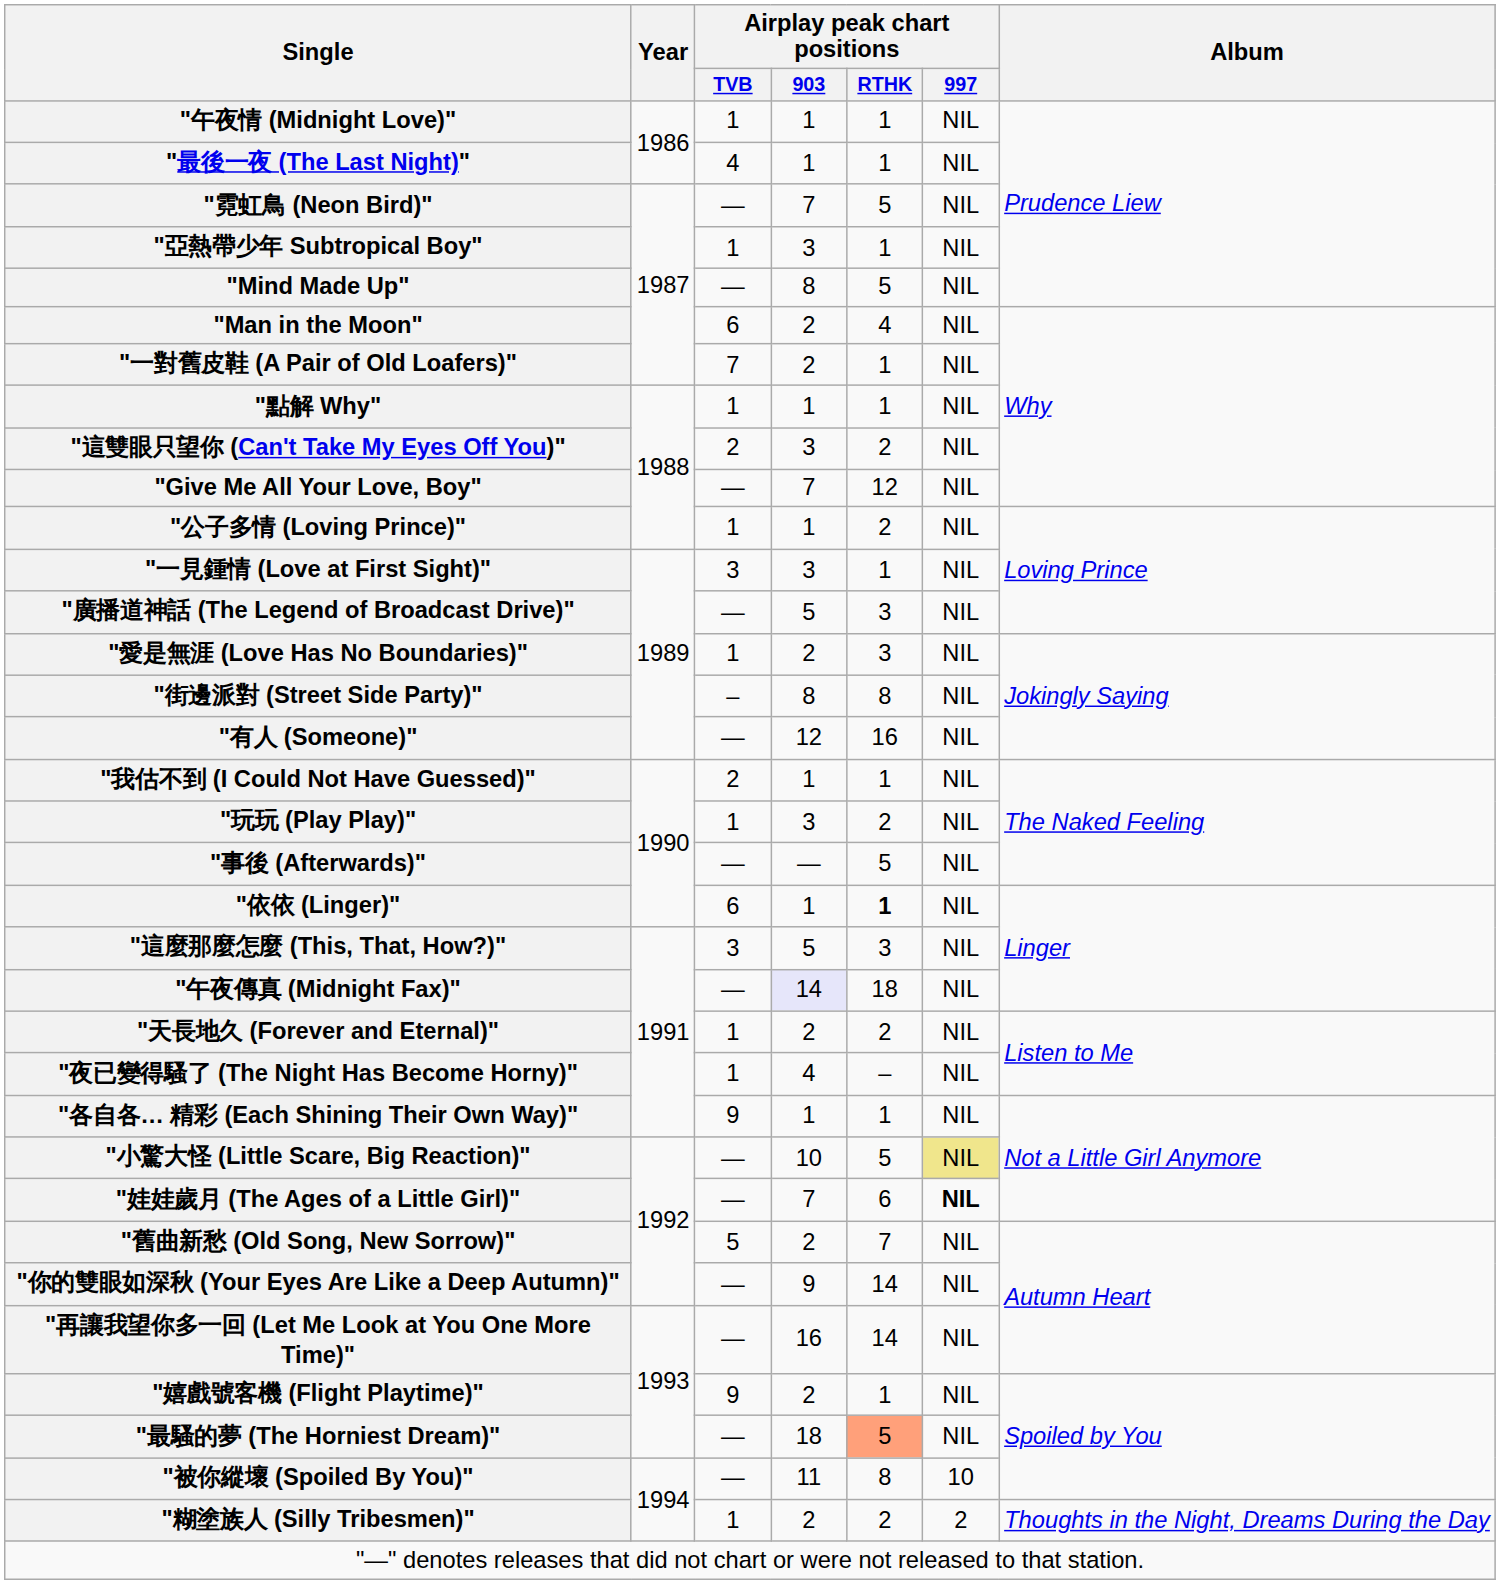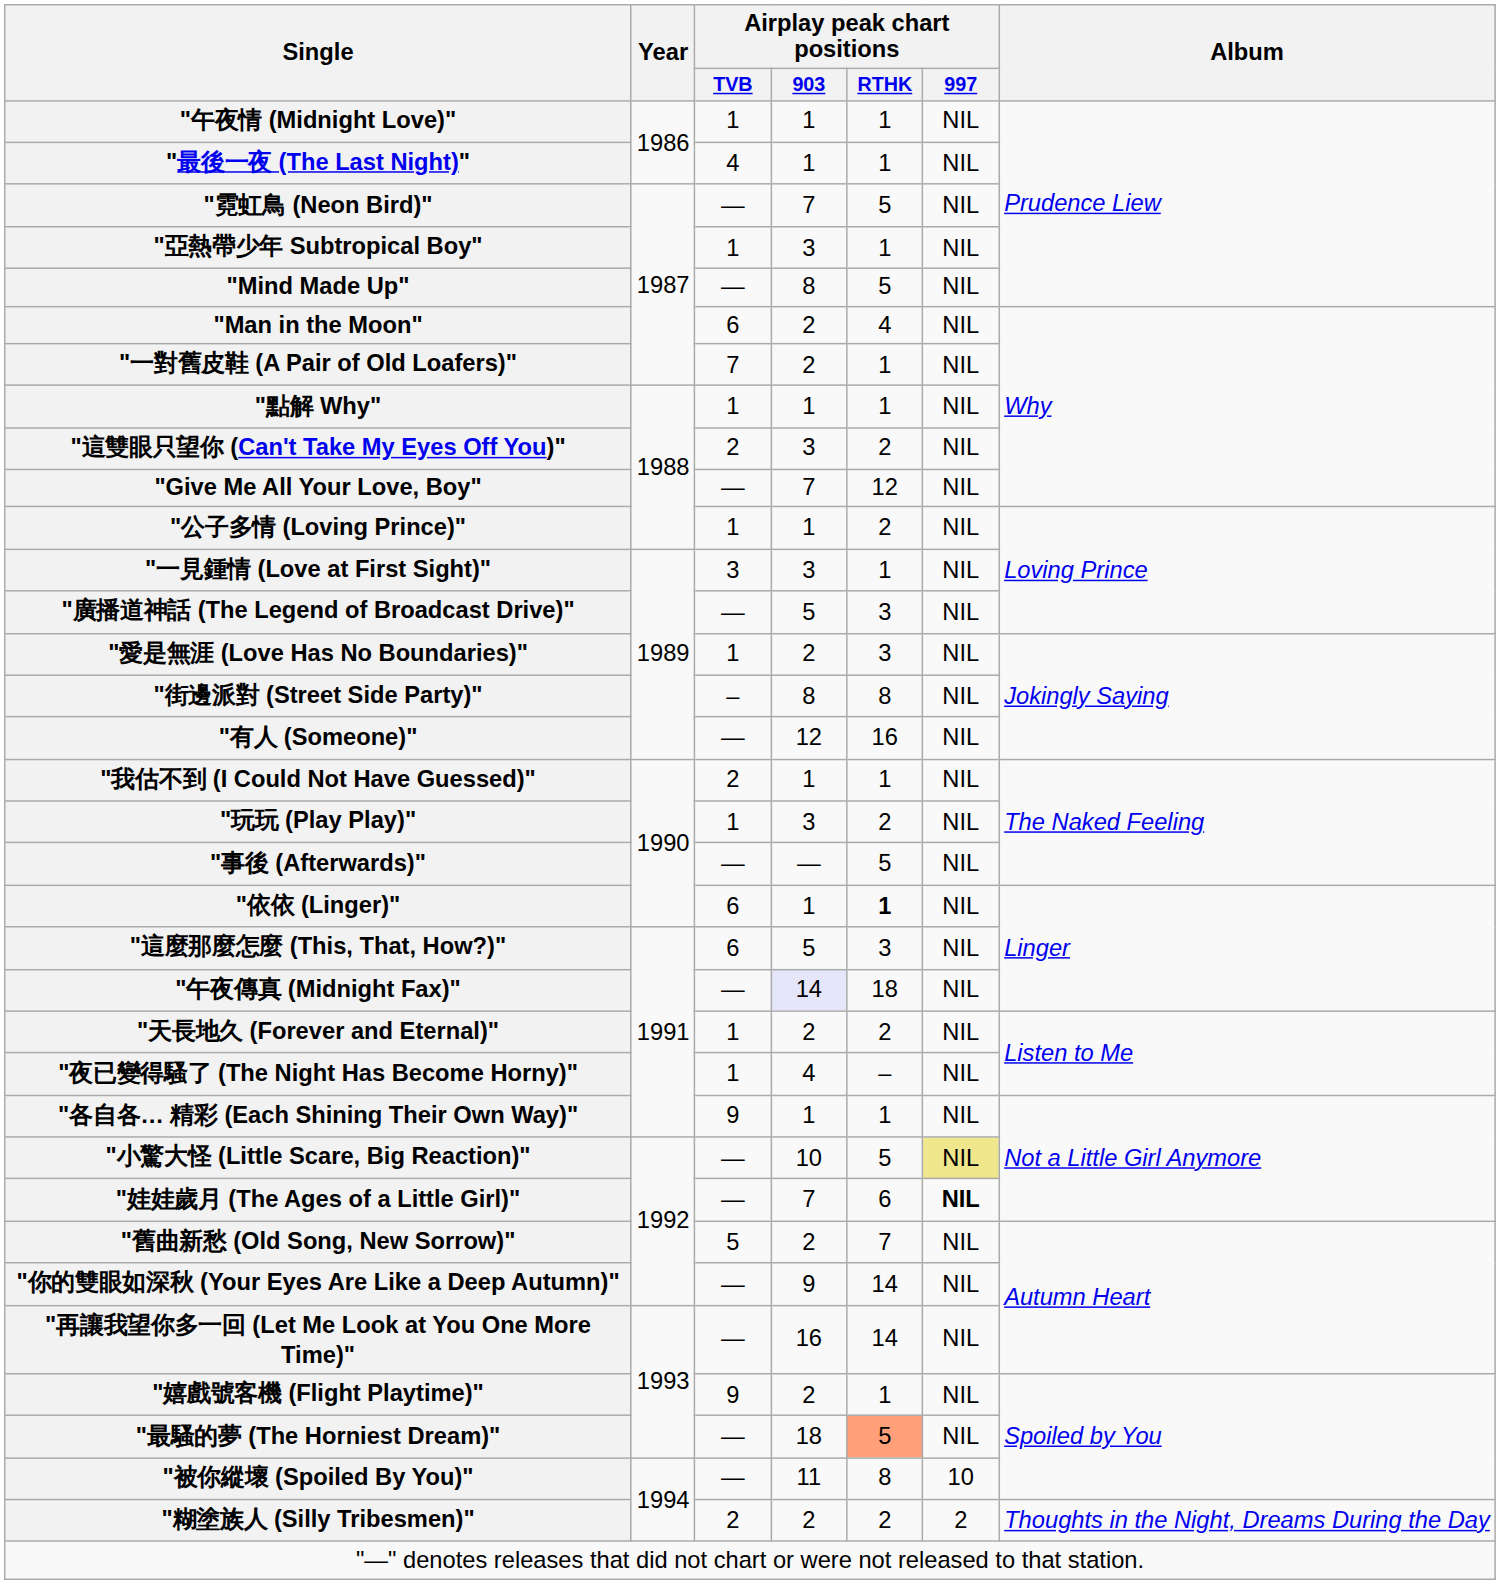(733, 947) 3 -> (733, 947) 6
(733, 1520) 1 -> (733, 1520) 2
